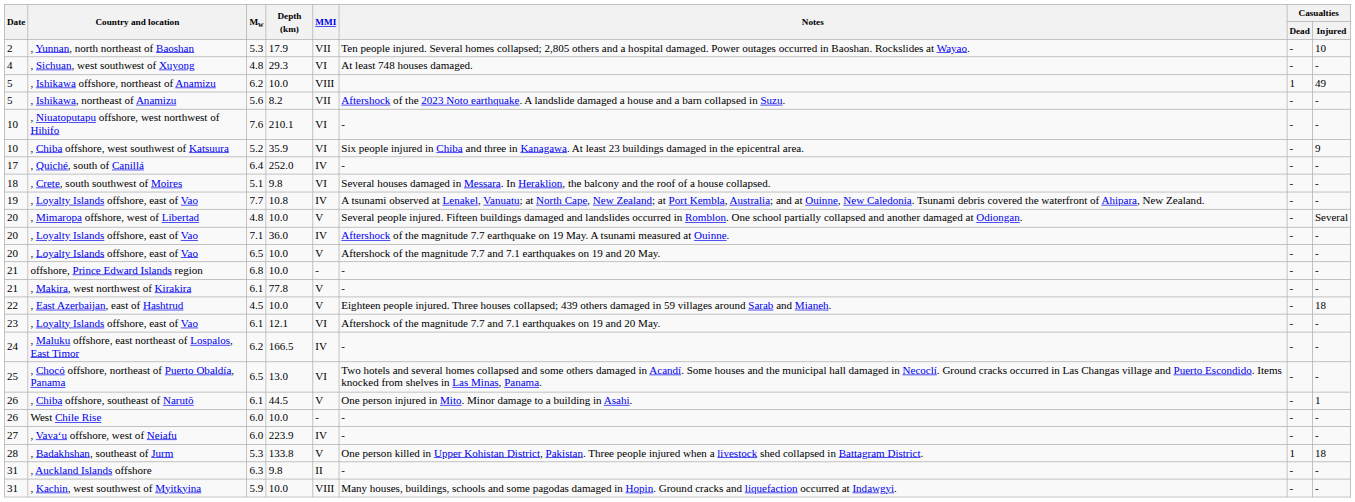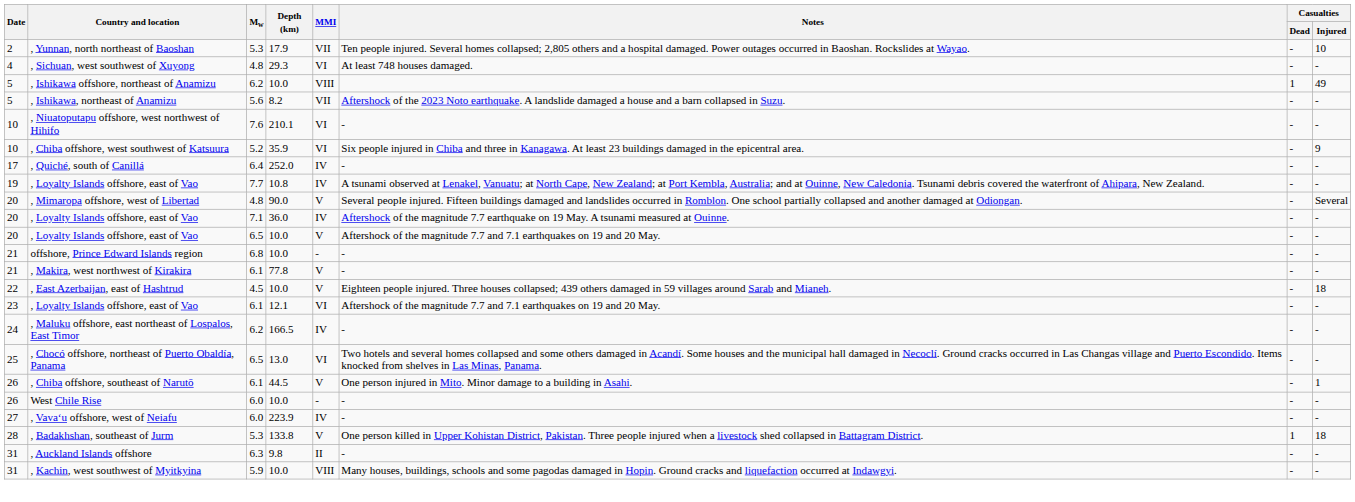- row: (106, 183)
(278, 218) 10.0 -> (278, 200) 90.0
